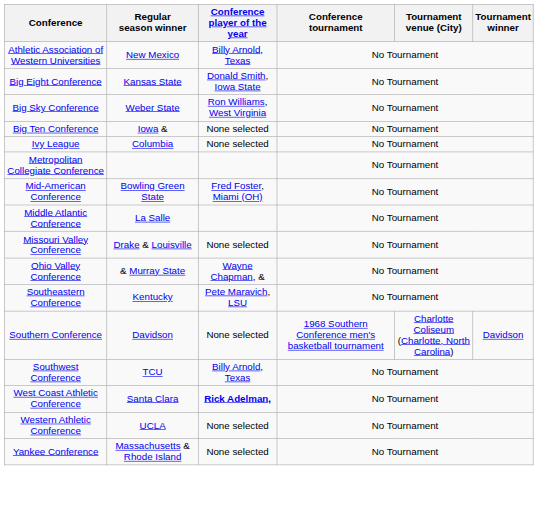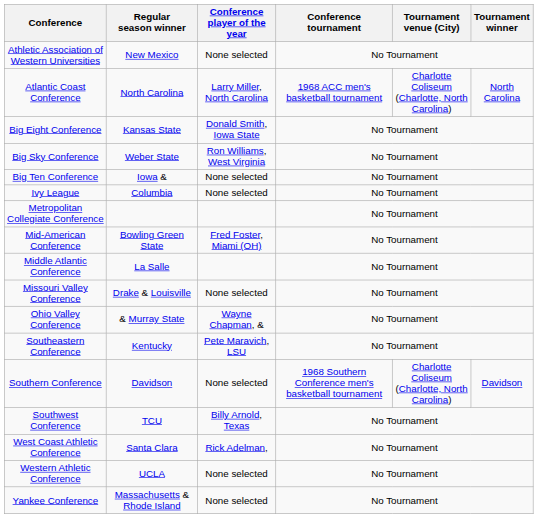(238, 55) Billy Arnold, Texas -> (237, 55) None selected
+ row: (55, 92)
(238, 399) bold -> (237, 447) normal
